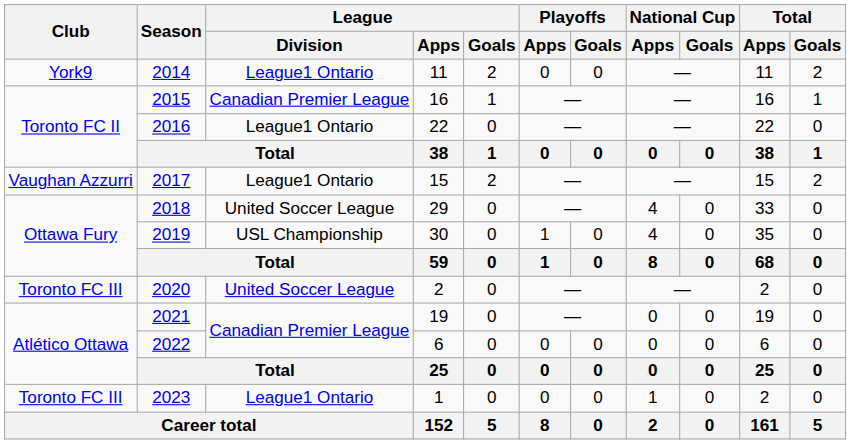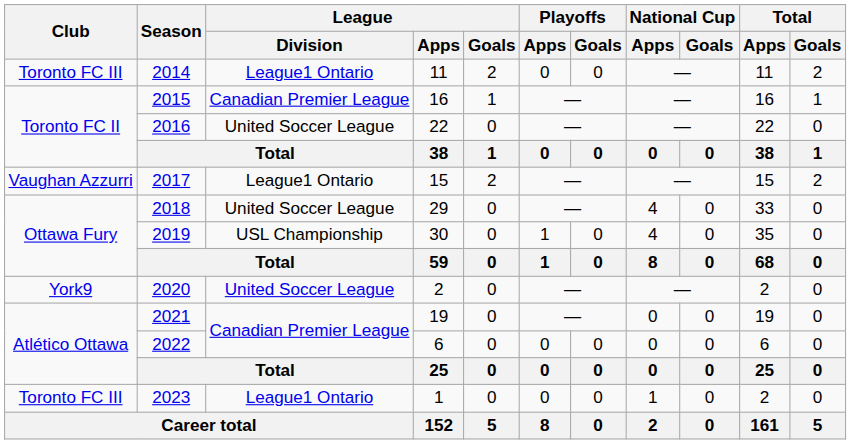(71, 72) York9 -> (71, 72) Toronto FC III
(309, 126) League1 Ontario -> (309, 126) United Soccer League
(71, 289) Toronto FC III -> (71, 289) York9
